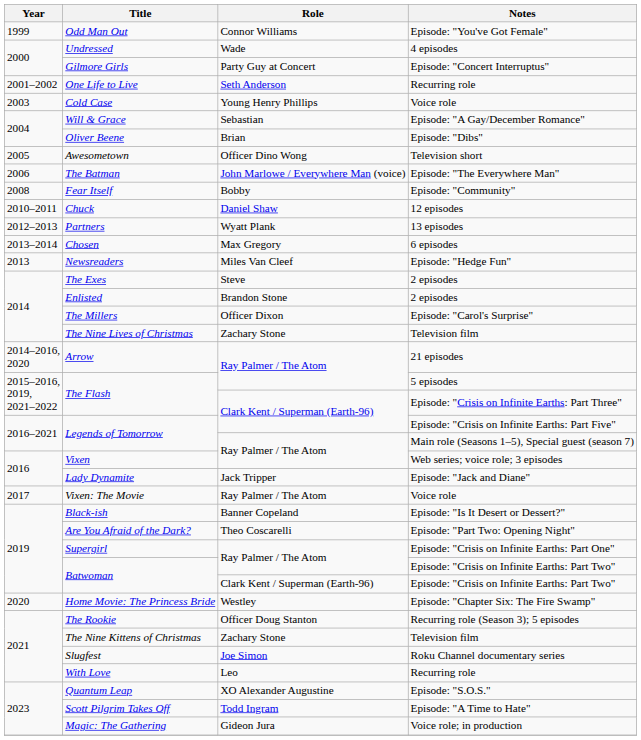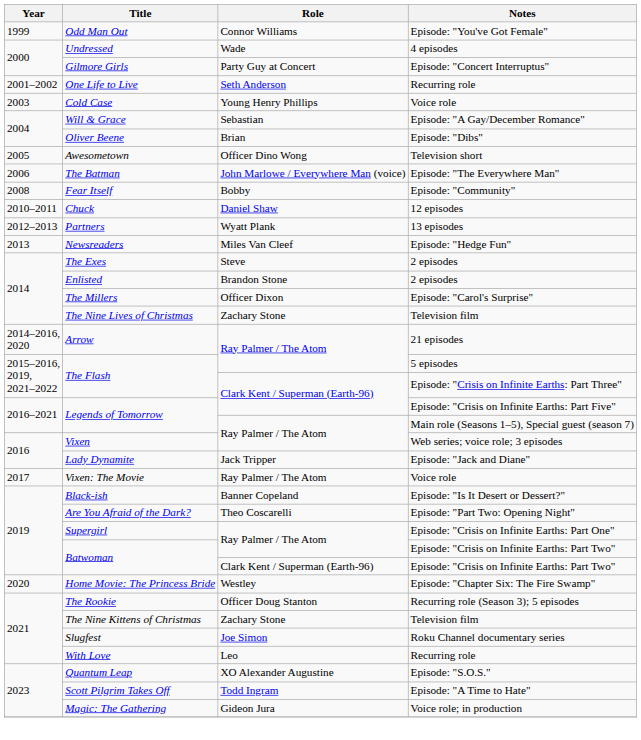- row: (82, 244)
